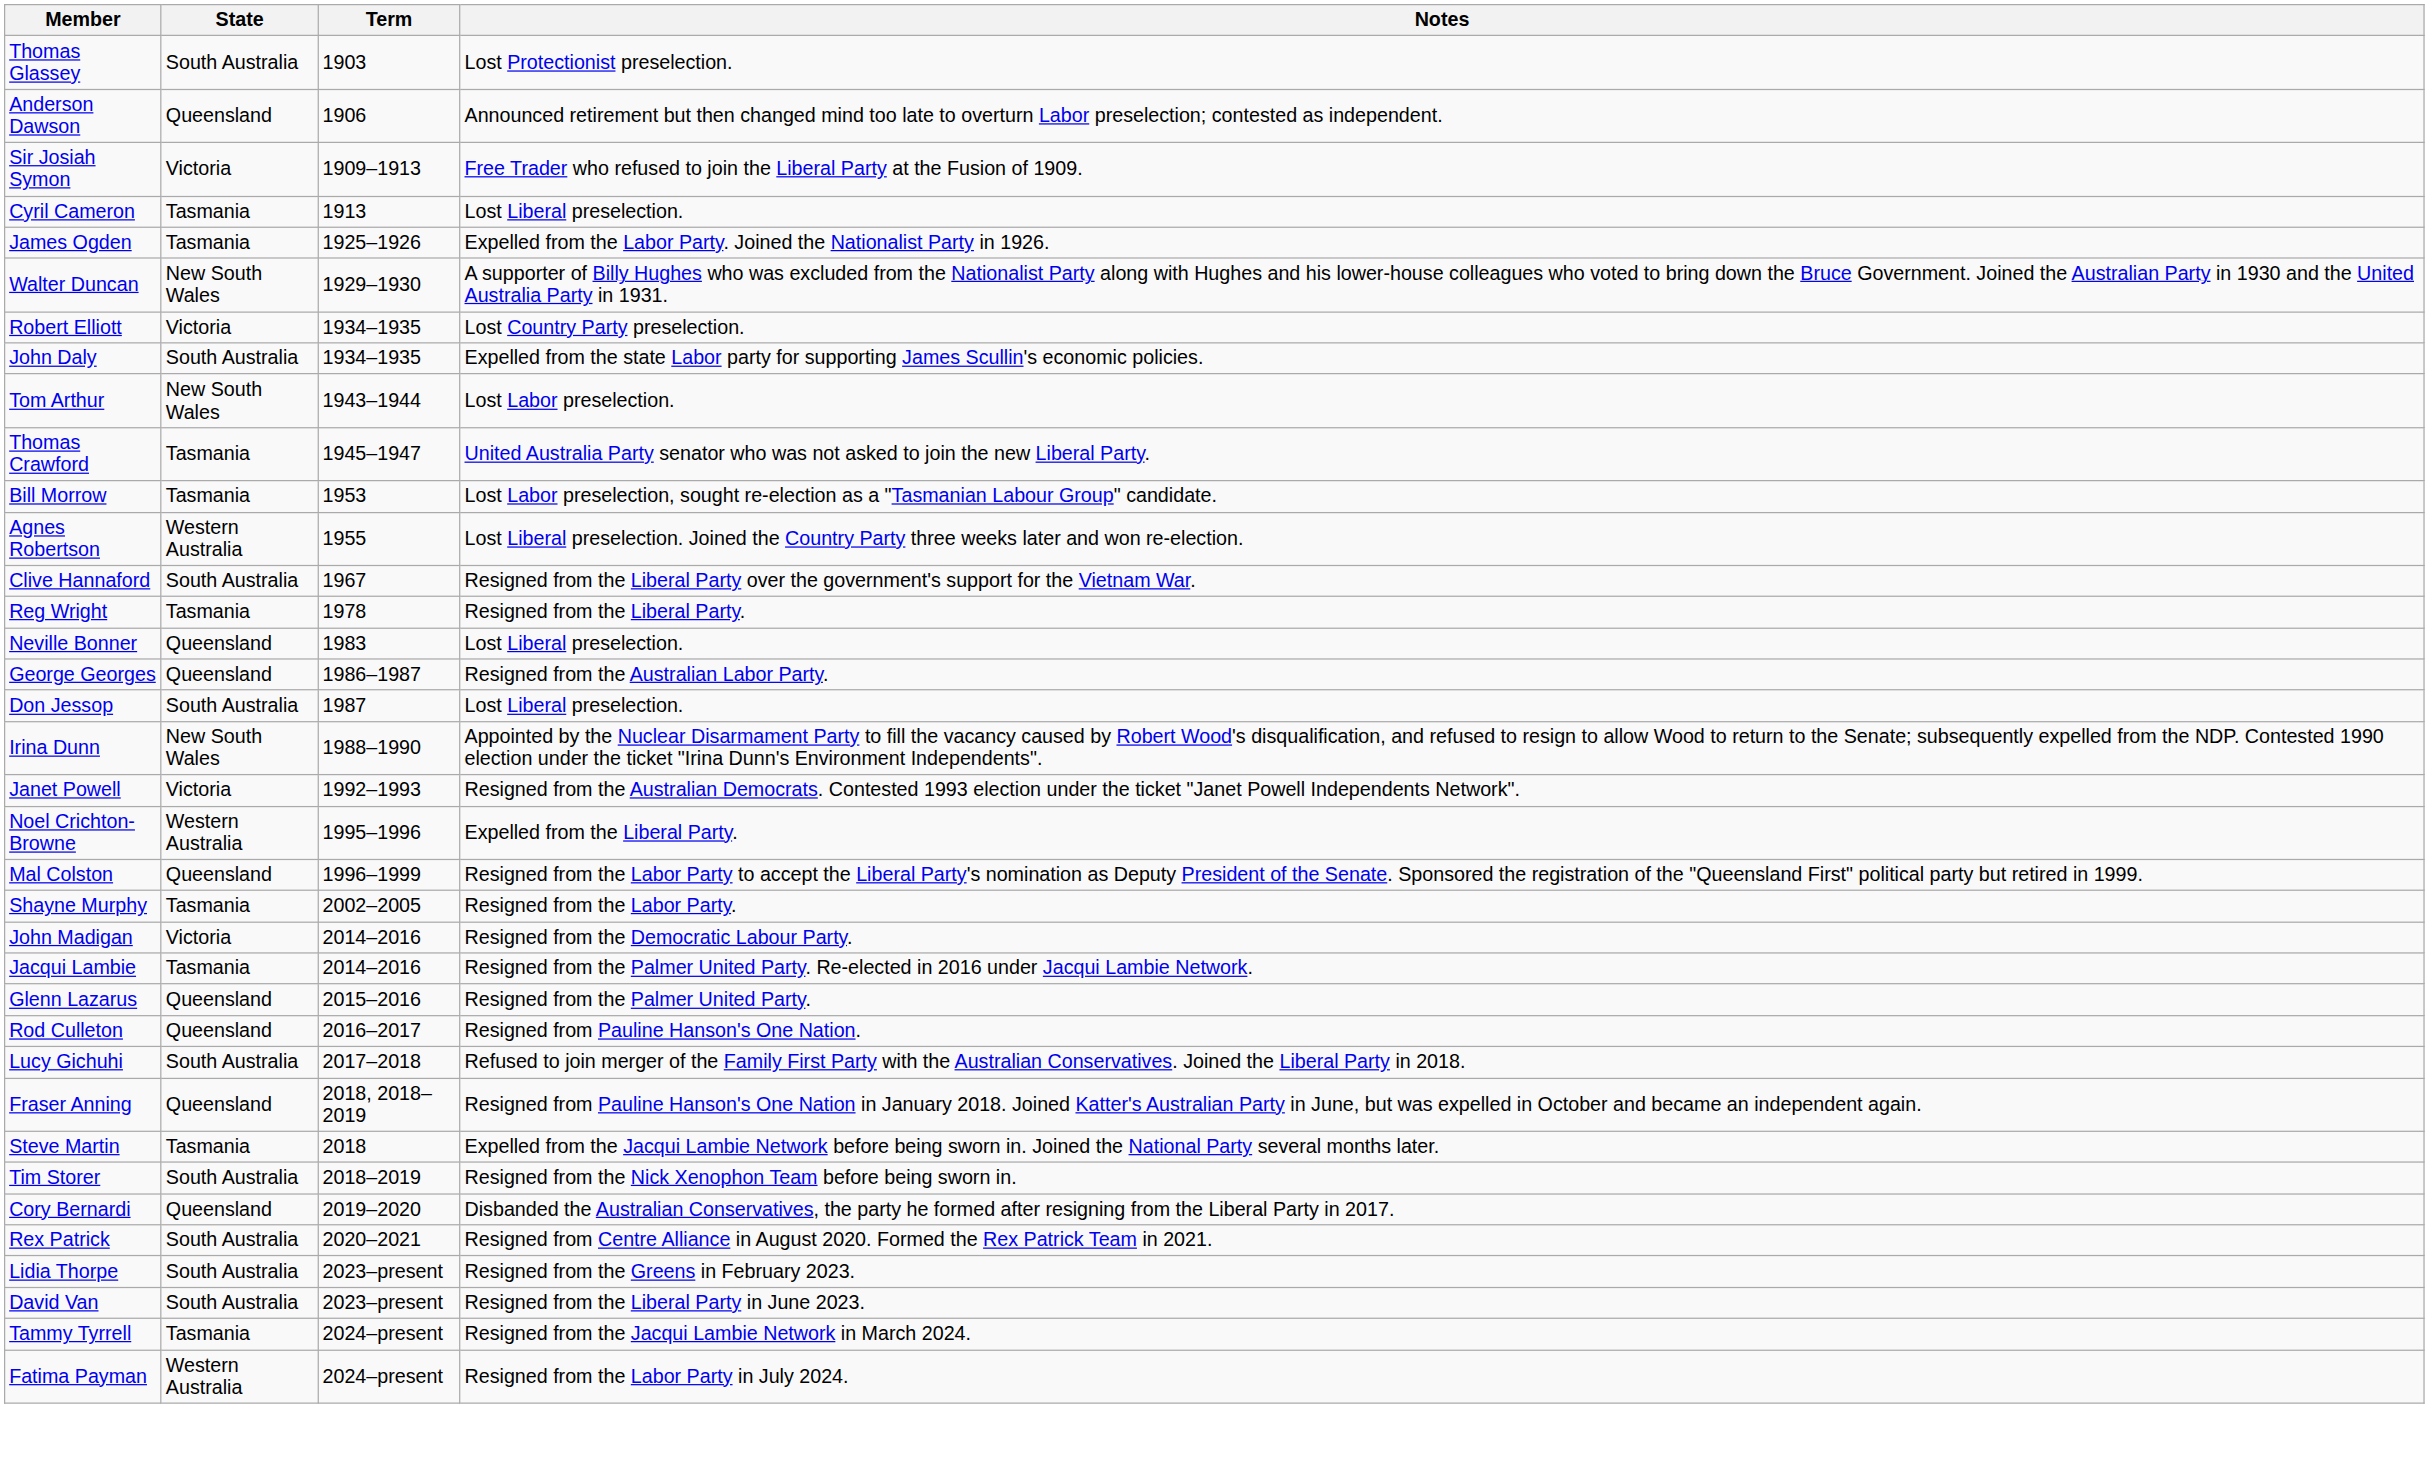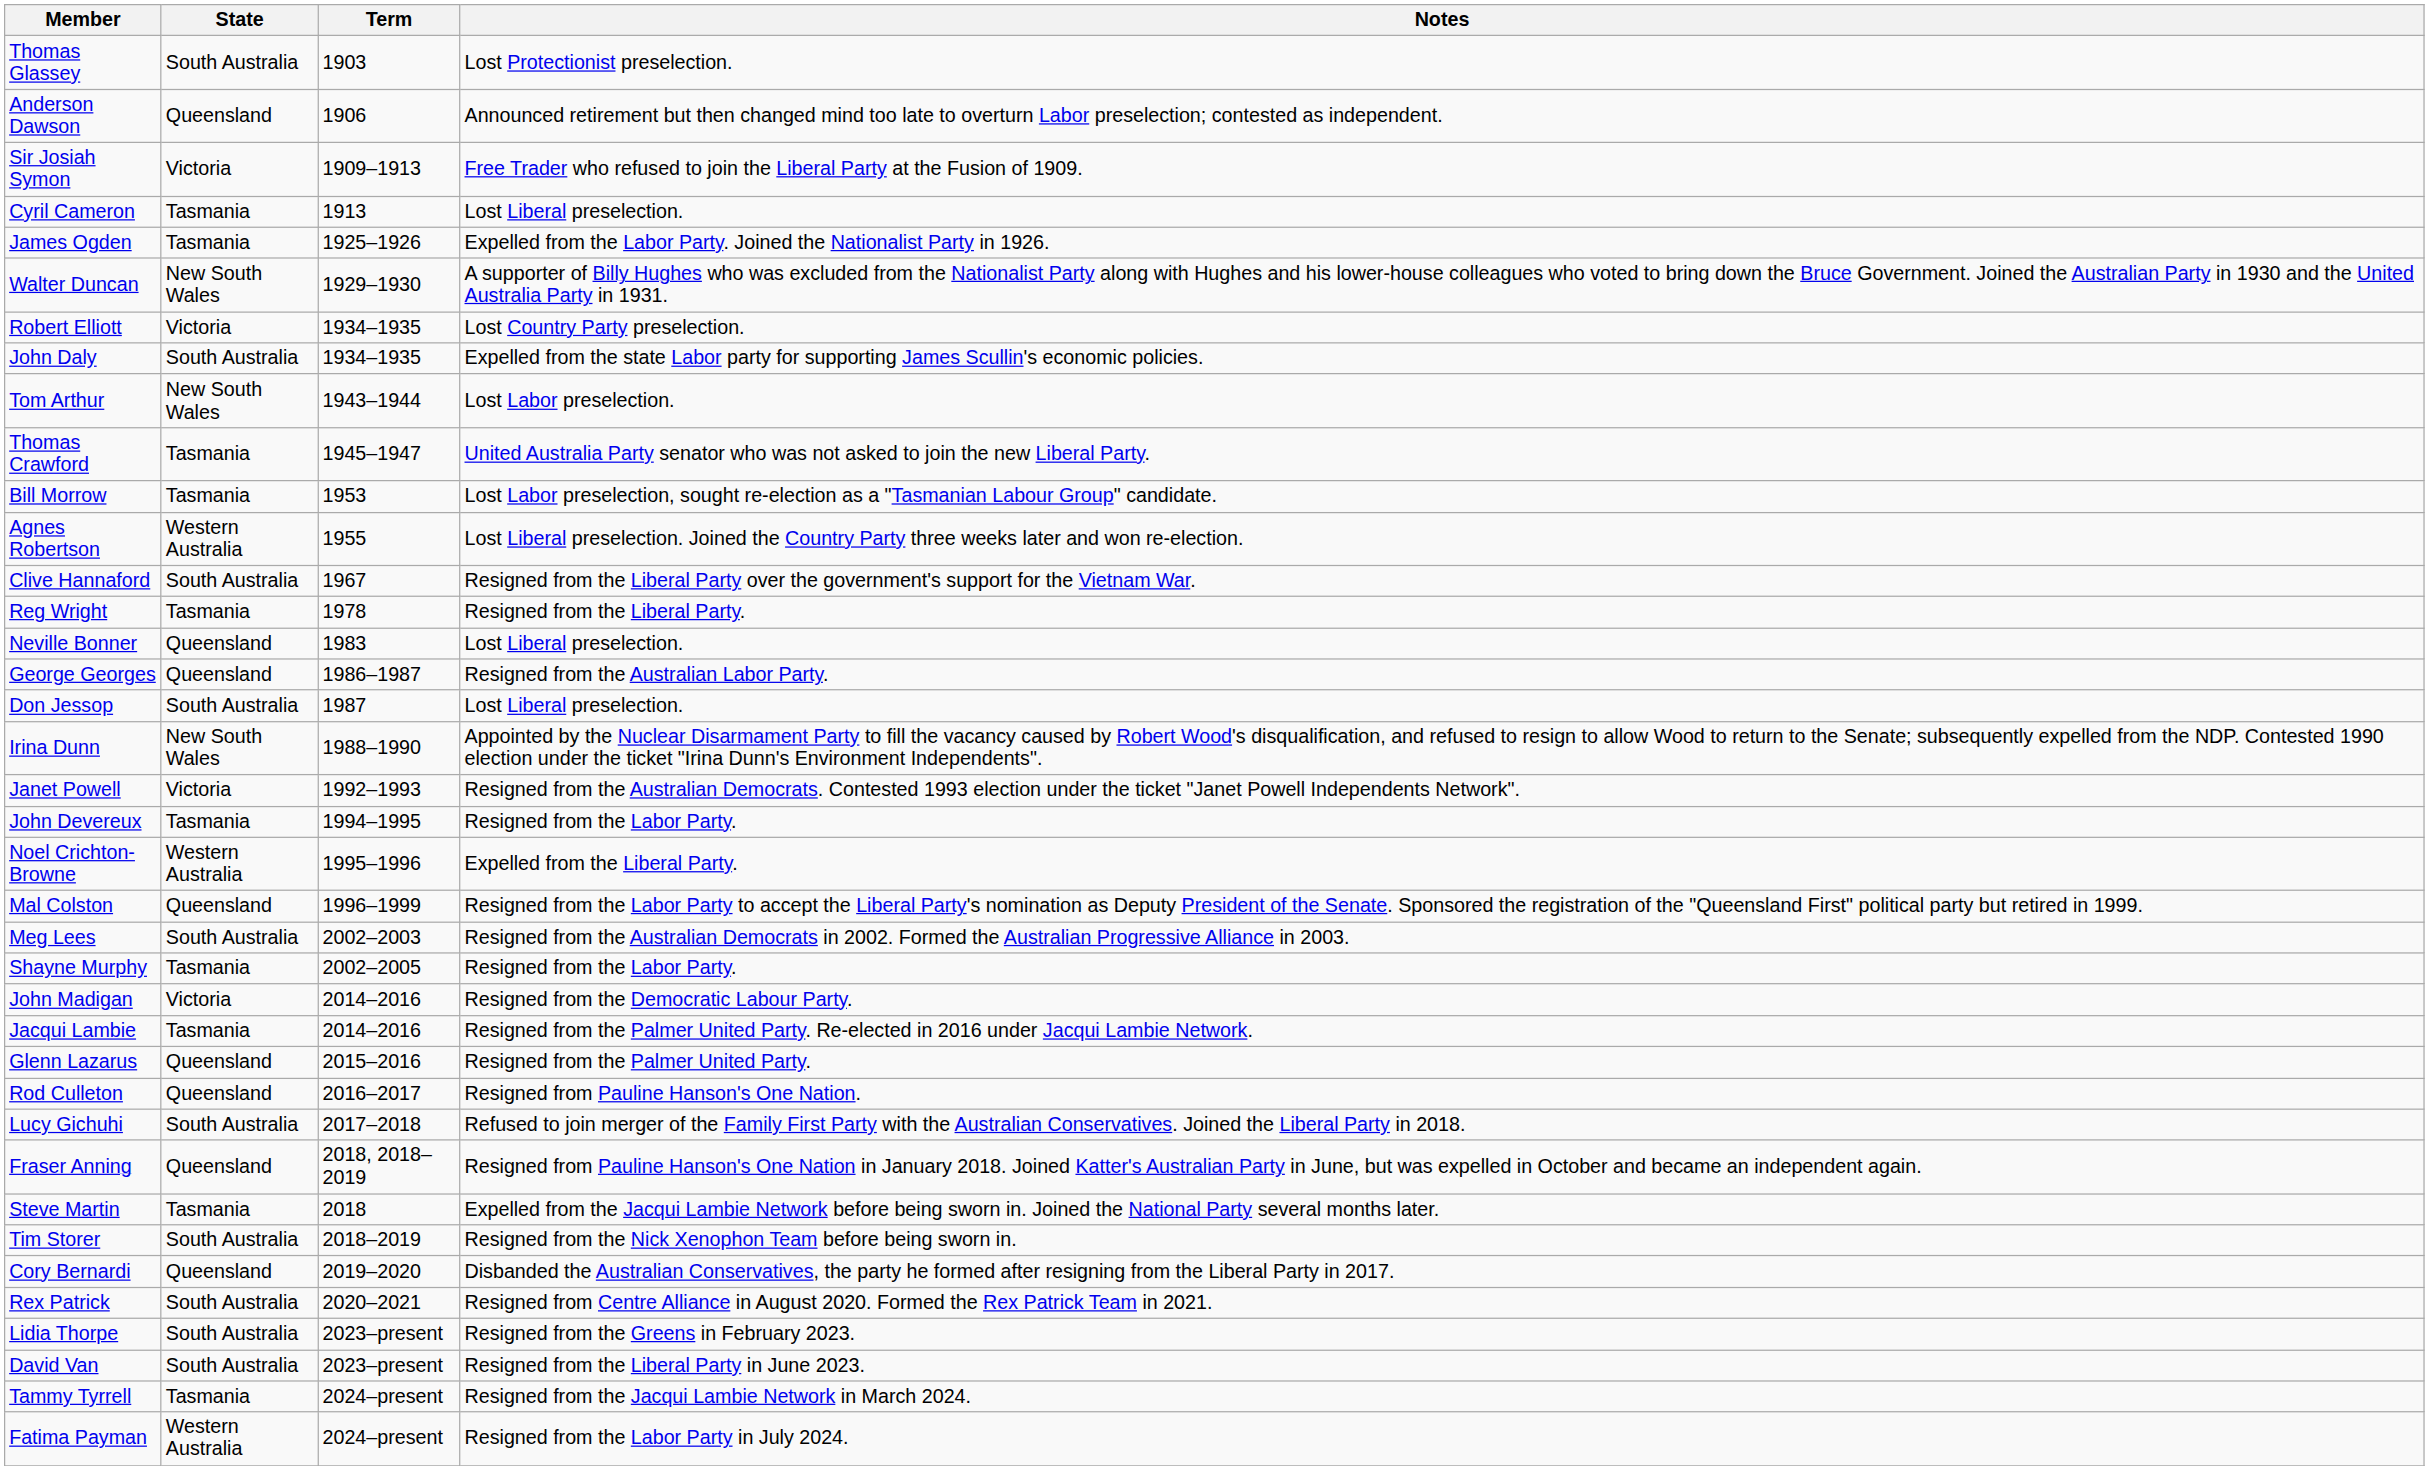+ row: (75, 821)
+ row: (52, 937)
